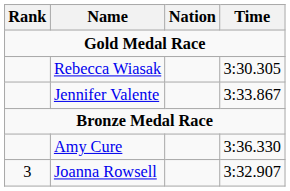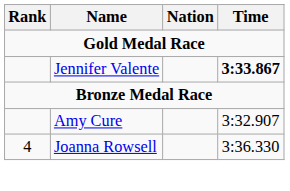- row: (108, 69)
(252, 95) normal -> (251, 69) bold
(252, 146) 3:36.330 -> (251, 120) 3:32.907
(27, 172) 3 -> (27, 146) 4
(252, 172) 3:32.907 -> (251, 146) 3:36.330
